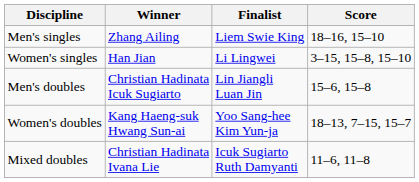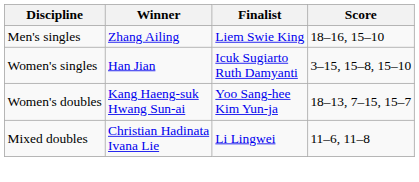(245, 57) Li Lingwei -> (257, 65) Icuk Sugiarto Ruth Damyanti
- row: (46, 86)
(257, 159) Icuk Sugiarto Ruth Damyanti -> (245, 138) Li Lingwei
